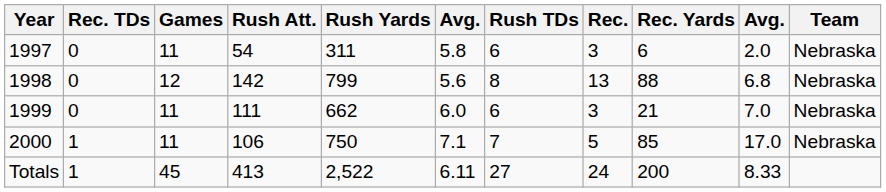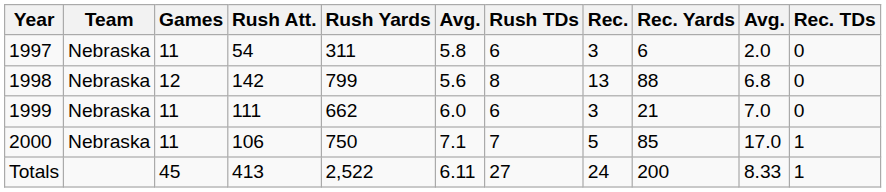columns swapped: (835, 19) <-> (109, 19)
